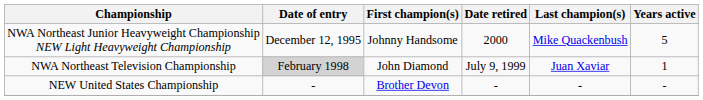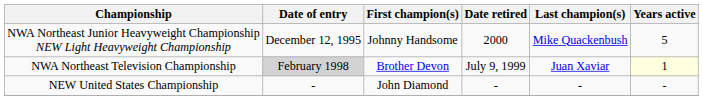(413, 66) John Diamond -> (413, 66) Brother Devon
(664, 66) no background -> (664, 66) lightyellow background
(413, 85) Brother Devon -> (413, 85) John Diamond
